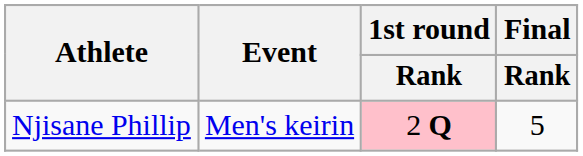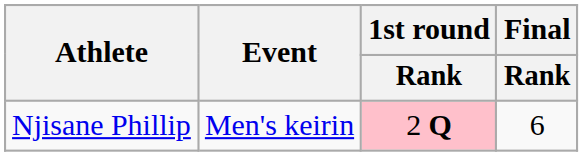(537, 125) 5 -> (537, 125) 6
